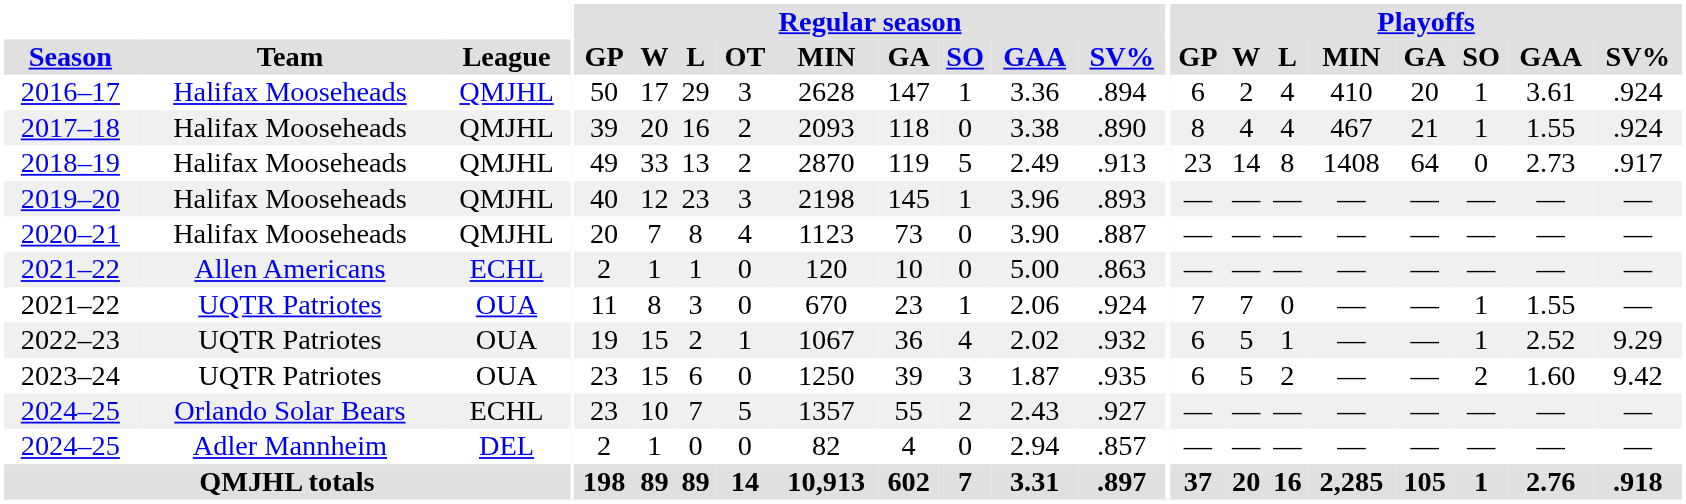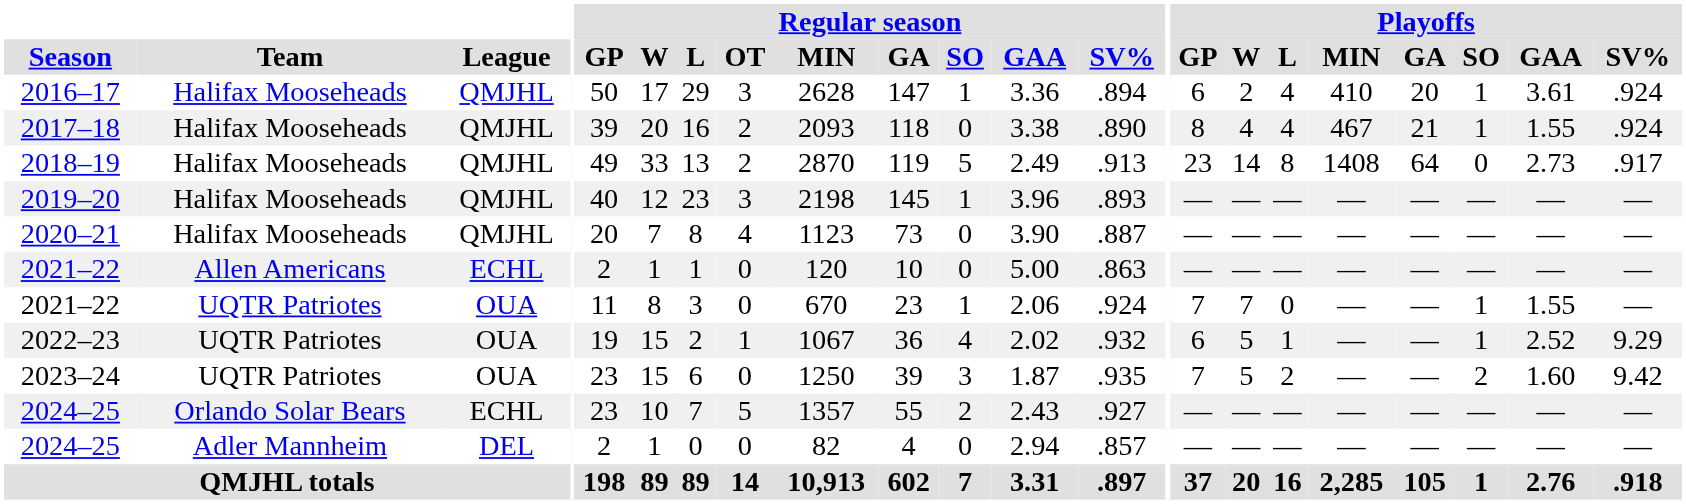(1198, 375) 6 -> (1198, 375) 7
